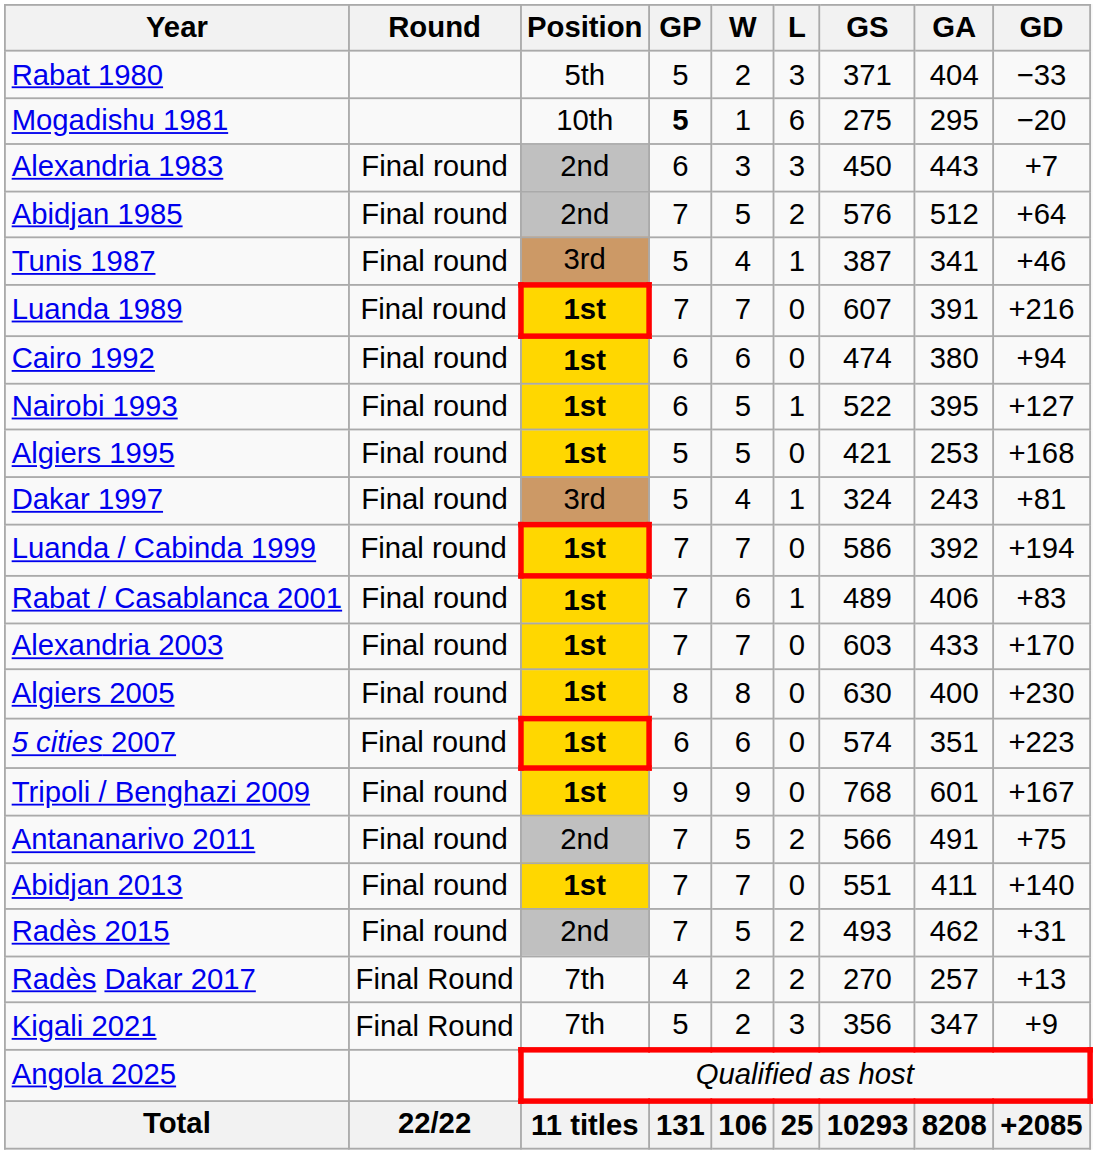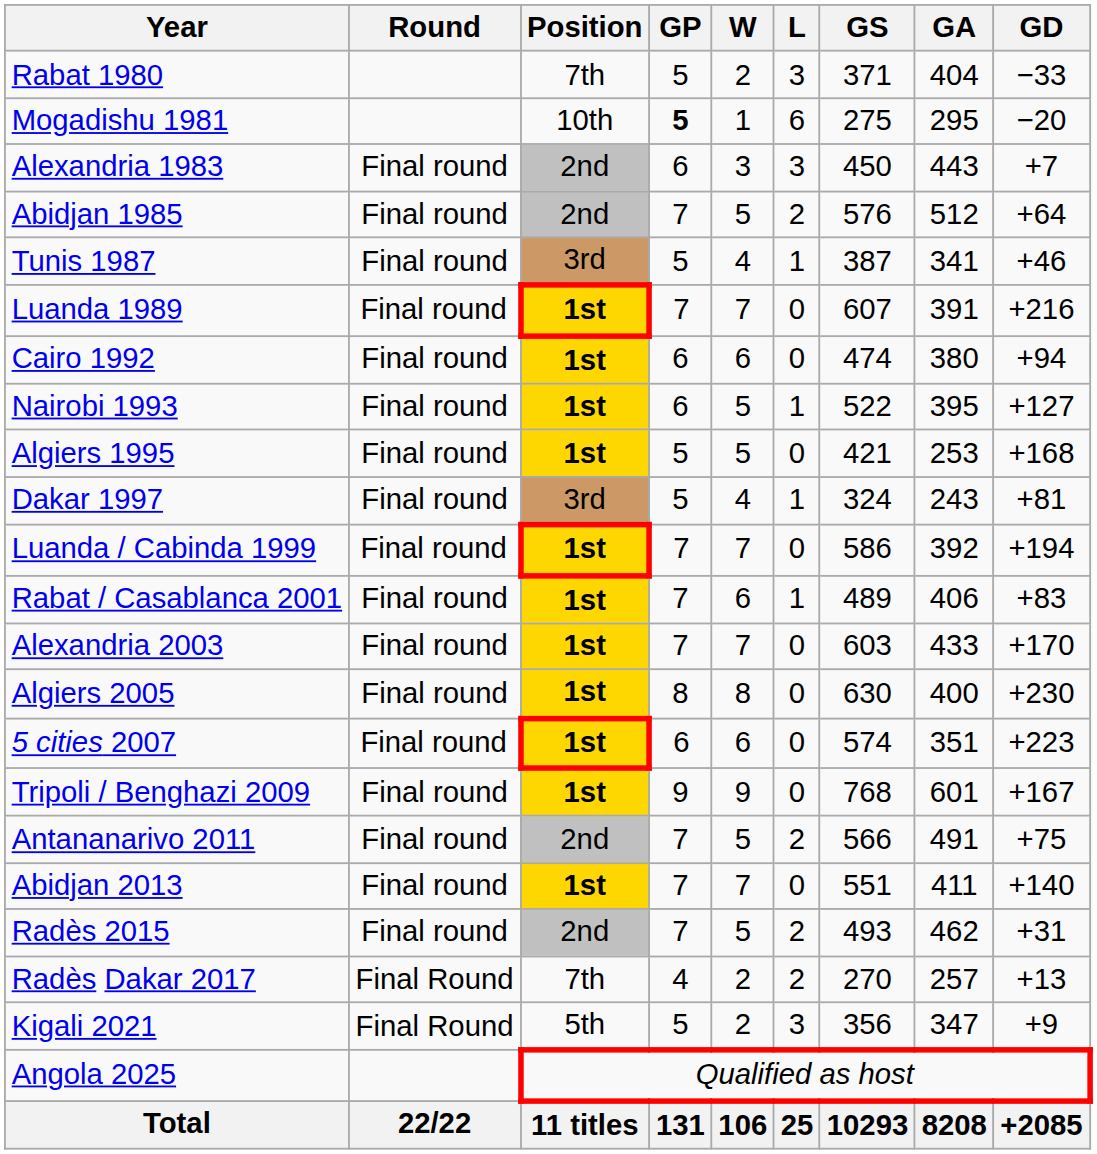(585, 74) 5th -> (585, 74) 7th
(585, 1024) 7th -> (585, 1024) 5th
